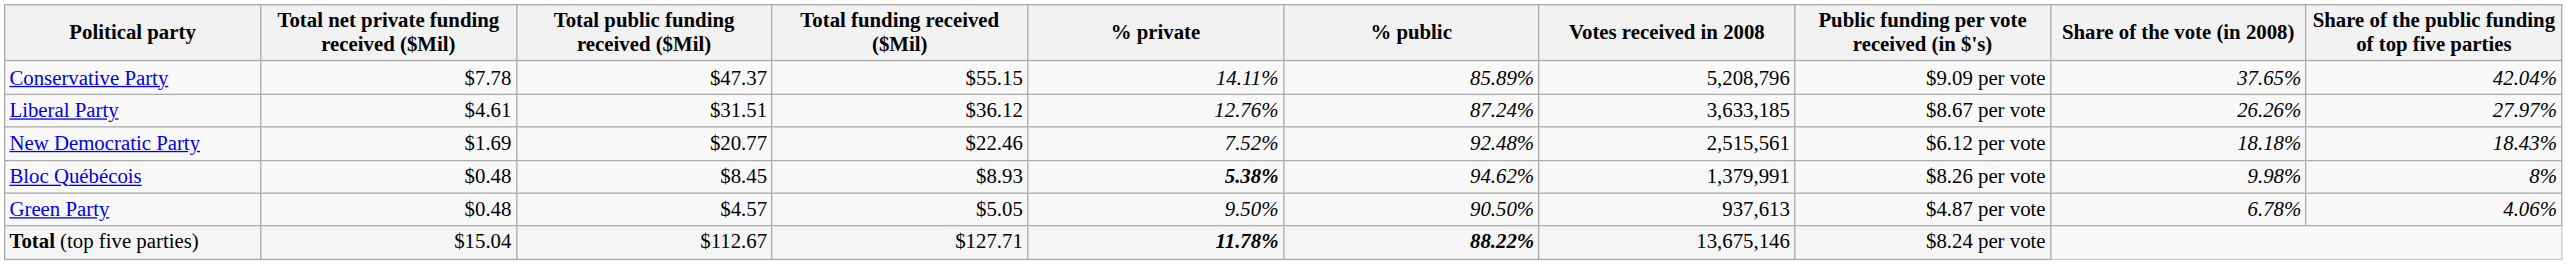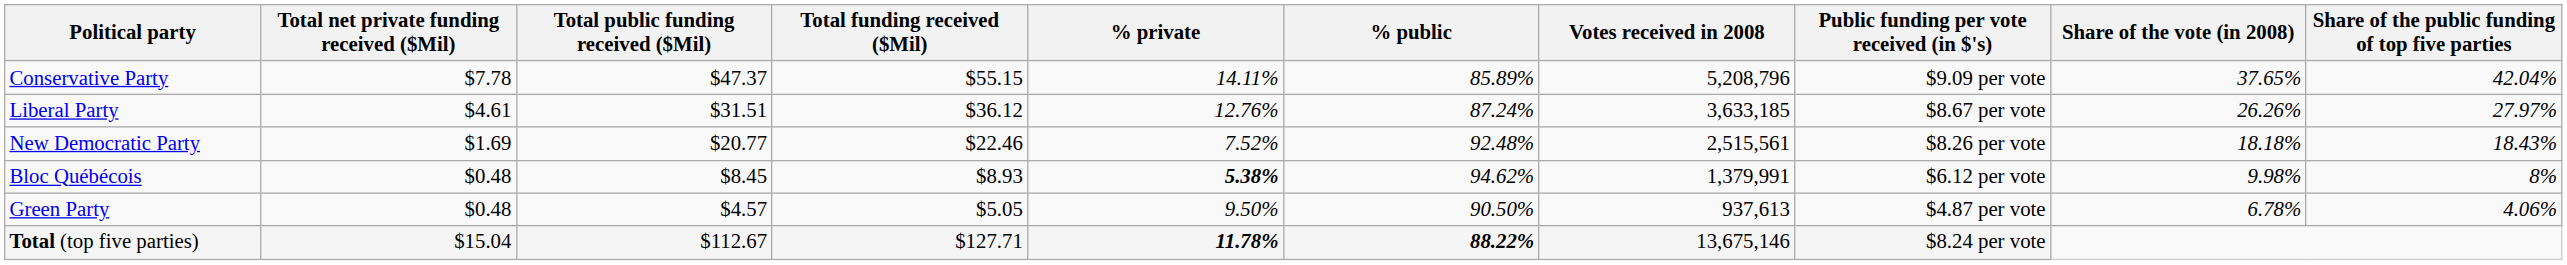(1986, 143) $6.12 per vote -> (1986, 143) $8.26 per vote
(1986, 176) $8.26 per vote -> (1986, 176) $6.12 per vote
